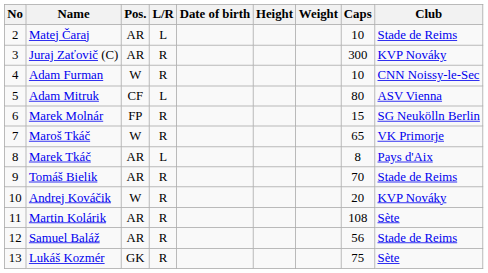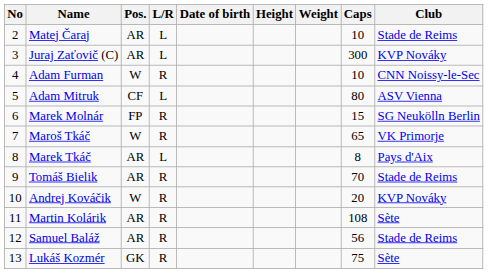(163, 55) R -> (163, 55) L
